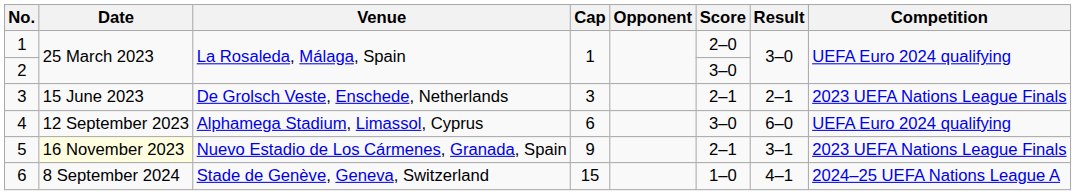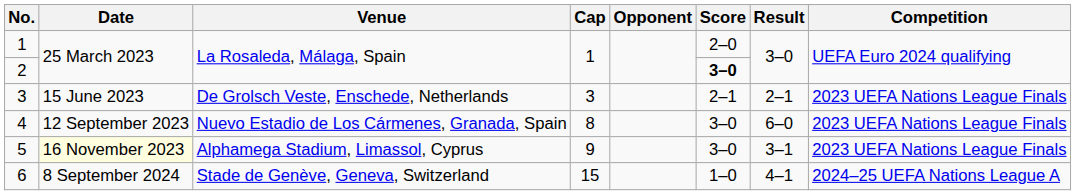(723, 70) normal -> (723, 70) bold
(340, 123) Alphamega Stadium, Limassol, Cyprus -> (382, 123) Nuevo Estadio de Los Cármenes, Granada, Spain
(590, 123) 6 -> (590, 123) 8
(912, 123) UEFA Euro 2024 qualifying -> (939, 123) 2023 UEFA Nations League Finals
(382, 149) Nuevo Estadio de Los Cármenes, Granada, Spain -> (340, 149) Alphamega Stadium, Limassol, Cyprus
(723, 149) 2–1 -> (723, 149) 3–0
